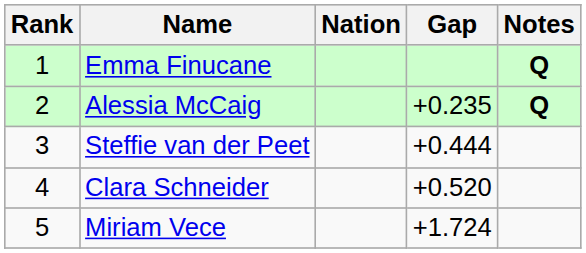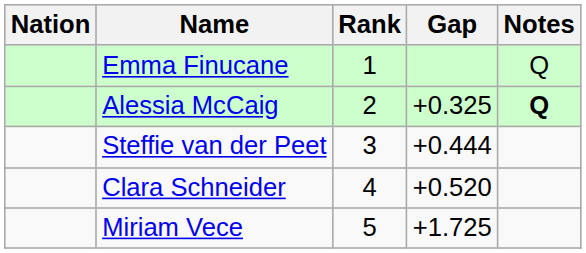columns swapped: (42, 24) <-> (361, 24)
(539, 65) bold -> (539, 65) normal
(452, 106) +0.235 -> (452, 106) +0.325
(452, 227) +1.724 -> (452, 227) +1.725
